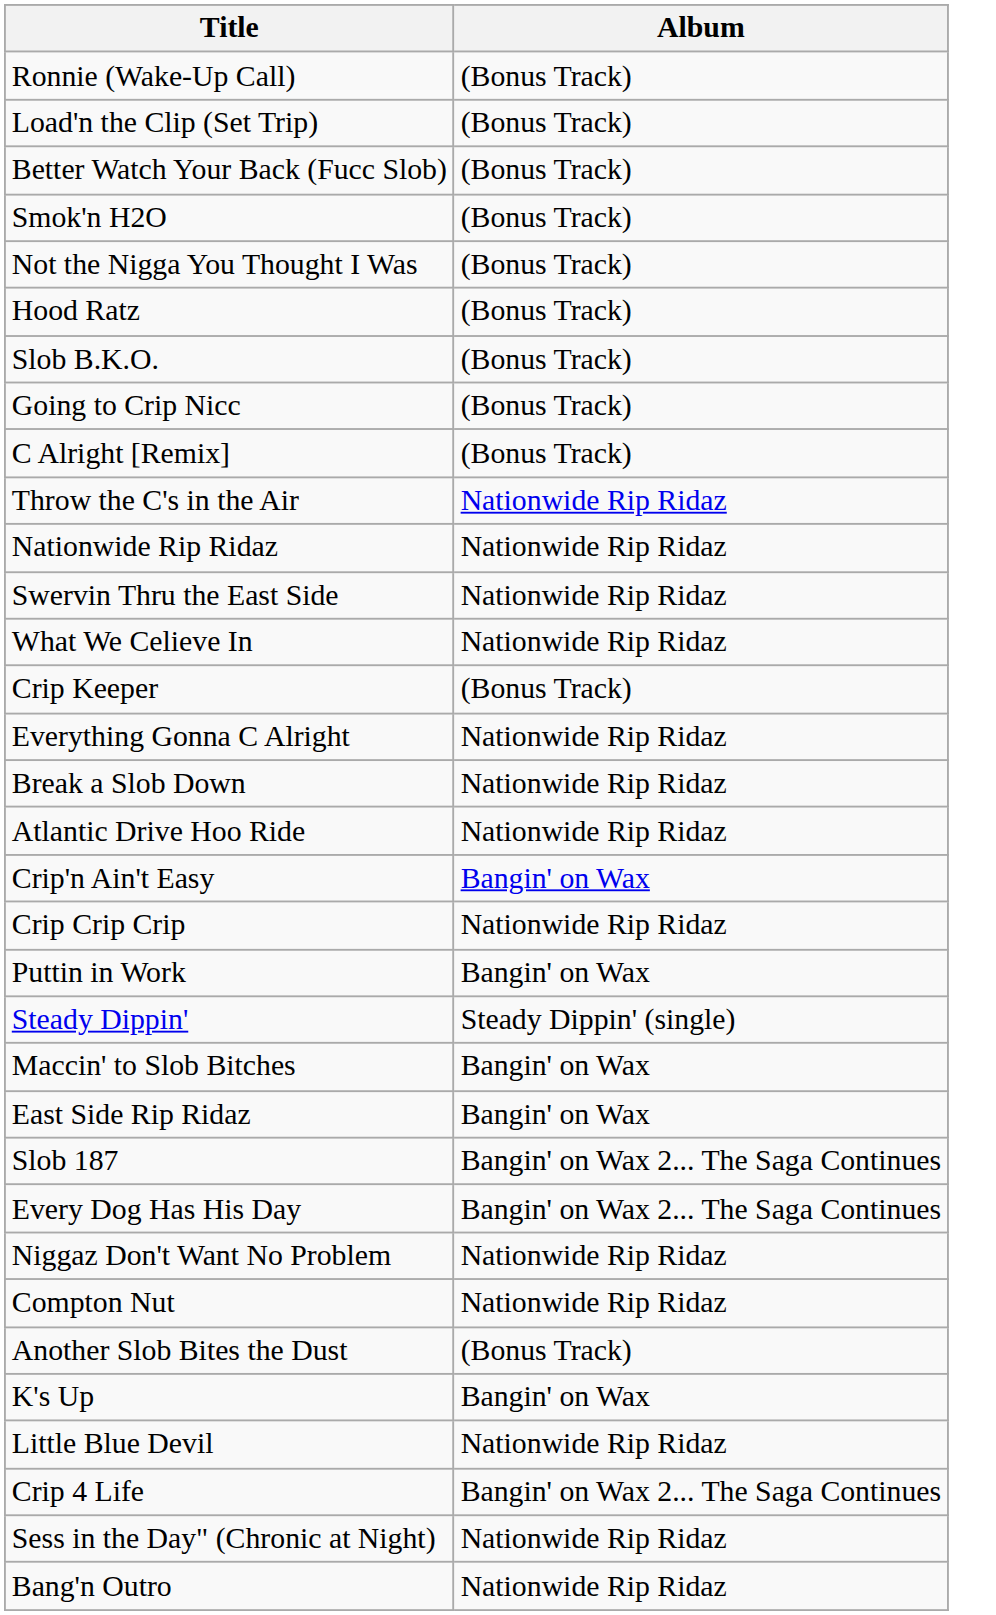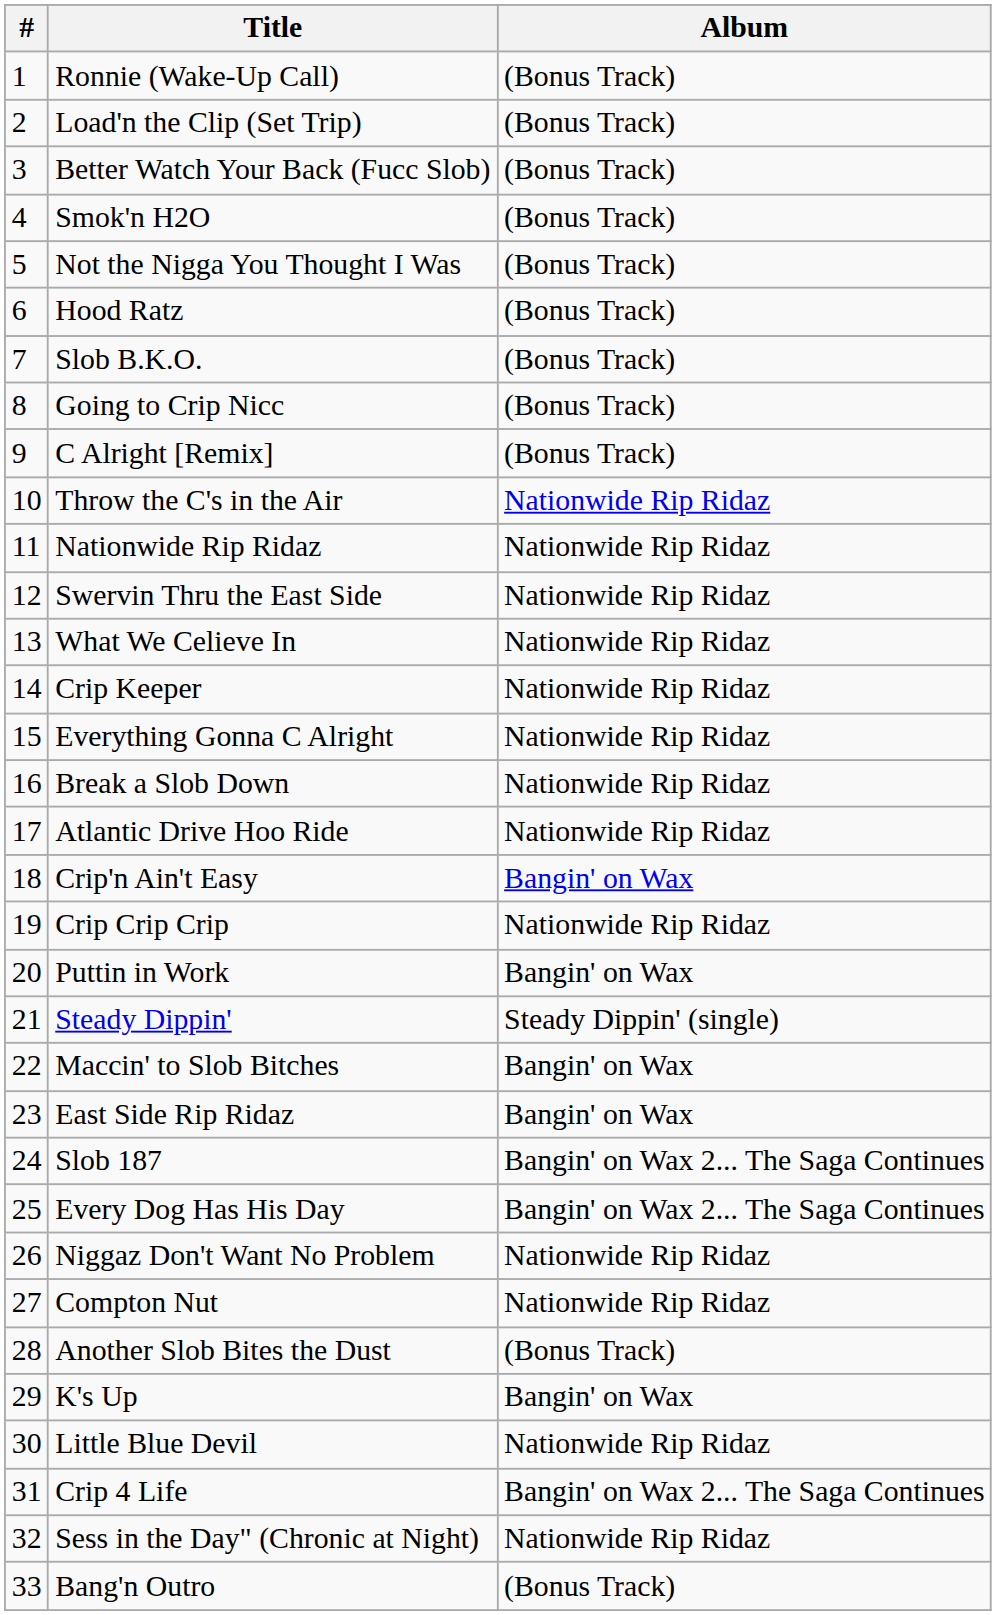+ column: (27, 28)
(546, 688) (Bonus Track) -> (637, 688) Nationwide Rip Ridaz
(594, 1585) Nationwide Rip Ridaz -> (590, 1585) (Bonus Track)
